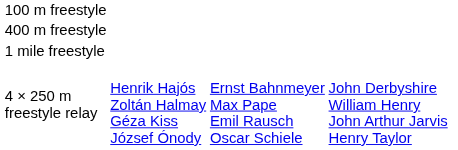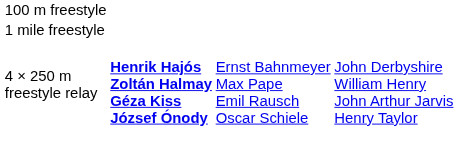- row: (56, 30)
(158, 113) normal -> (161, 92) bold
